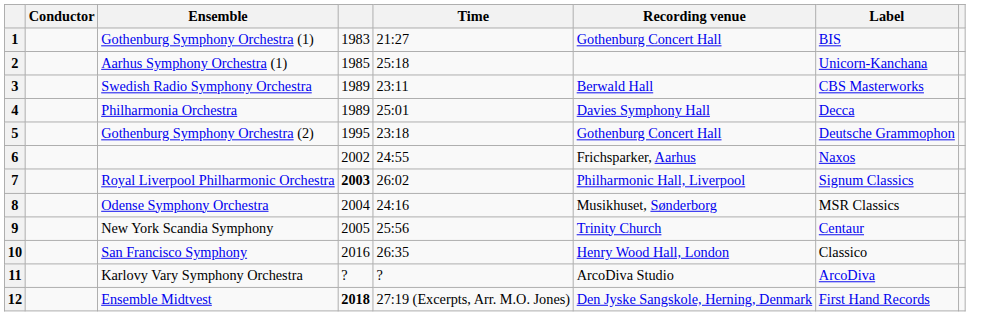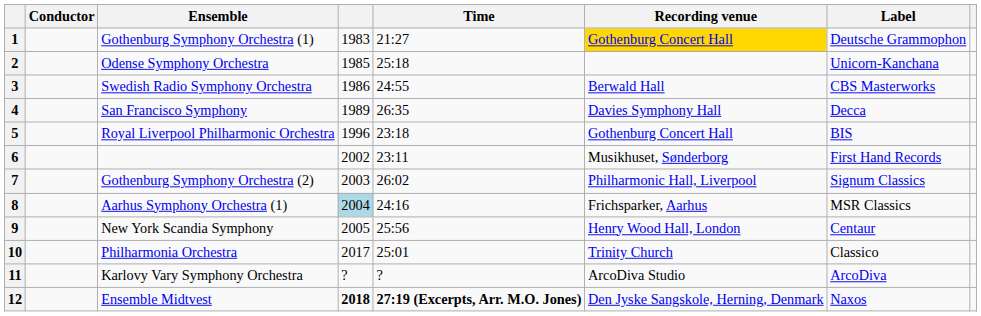(649, 40) no background -> (660, 40) gold background
(830, 40) BIS -> (898, 40) Deutsche Grammophon
(194, 63) Aarhus Symphony Orchestra (1) -> (185, 63) Odense Symphony Orchestra
(356, 87) 1989 -> (356, 87) 1986
(393, 87) 23:11 -> (393, 87) 24:55
(169, 110) Philharmonia Orchestra -> (174, 110) San Francisco Symphony
(393, 110) 25:01 -> (393, 110) 26:35
(208, 134) Gothenburg Symphony Orchestra (2) -> (218, 134) Royal Liverpool Philharmonic Orchestra
(356, 134) 1995 -> (356, 134) 1996
(887, 134) Deutsche Grammophon -> (841, 134) BIS
(393, 157) 24:55 -> (393, 157) 23:11
(636, 157) Frichsparker, Aarhus -> (658, 157) Musikhuset, Sønderborg
(837, 157) Naxos -> (886, 157) First Hand Records
(218, 181) Royal Liverpool Philharmonic Orchestra -> (208, 181) Gothenburg Symphony Orchestra (2)
(356, 181) bold -> (356, 181) normal
(185, 204) Odense Symphony Orchestra -> (194, 204) Aarhus Symphony Orchestra (1)
(356, 204) no background -> (356, 204) lightblue background
(647, 204) Musikhuset, Sønderborg -> (648, 204) Frichsparker, Aarhus
(619, 228) Trinity Church -> (664, 228) Henry Wood Hall, London
(174, 252) San Francisco Symphony -> (169, 252) Philharmonia Orchestra
(356, 252) 2016 -> (356, 252) 2017
(393, 252) 26:35 -> (393, 252) 25:01
(653, 252) Henry Wood Hall, London -> (630, 252) Trinity Church
(473, 299) normal -> (479, 299) bold
(874, 299) First Hand Records -> (848, 299) Naxos
